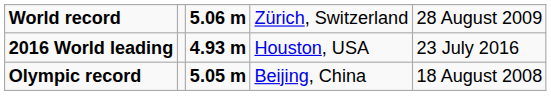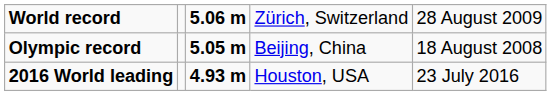rows swapped: (75, 76) <-> (91, 47)
